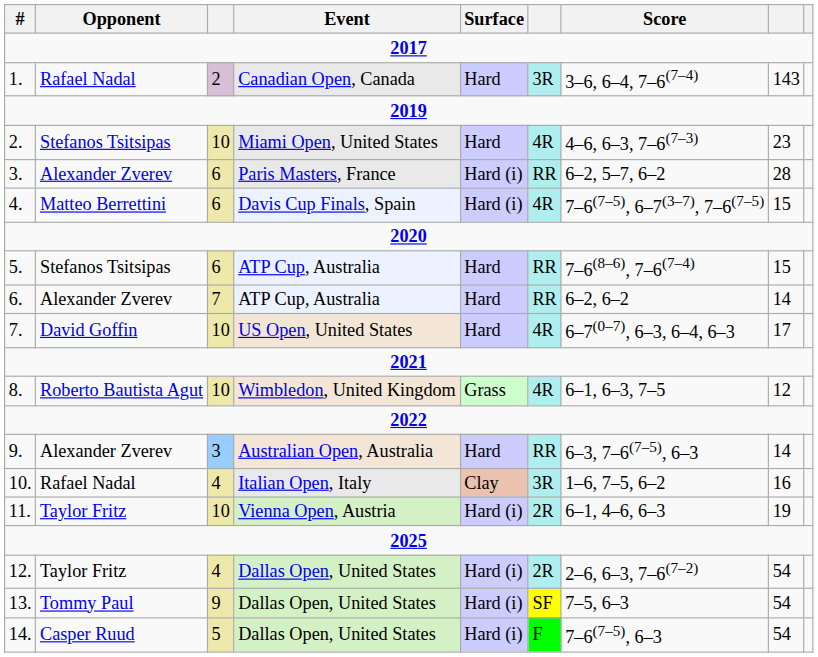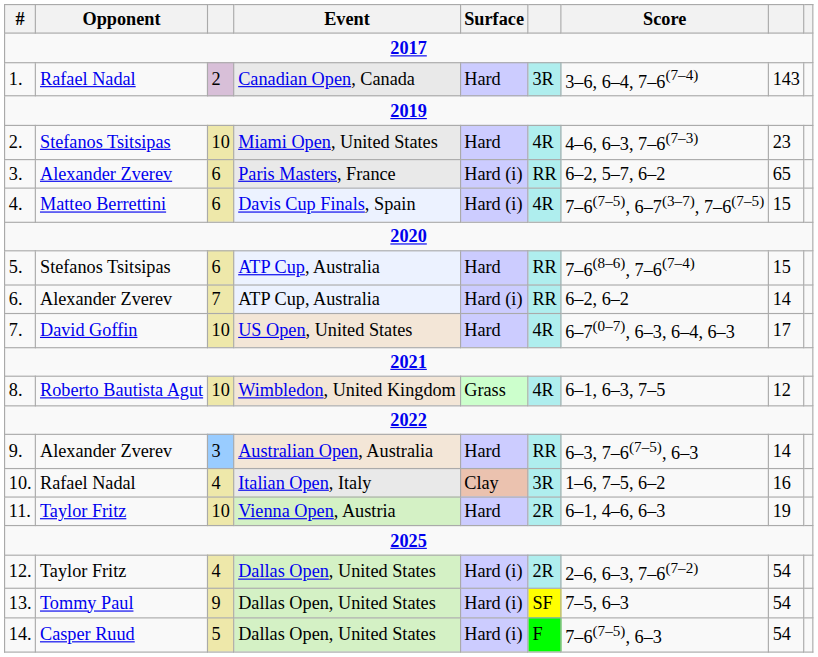(782, 173) 28 -> (782, 173) 65
(482, 299) Hard -> (493, 299) Hard (i)
(493, 511) Hard (i) -> (482, 511) Hard
